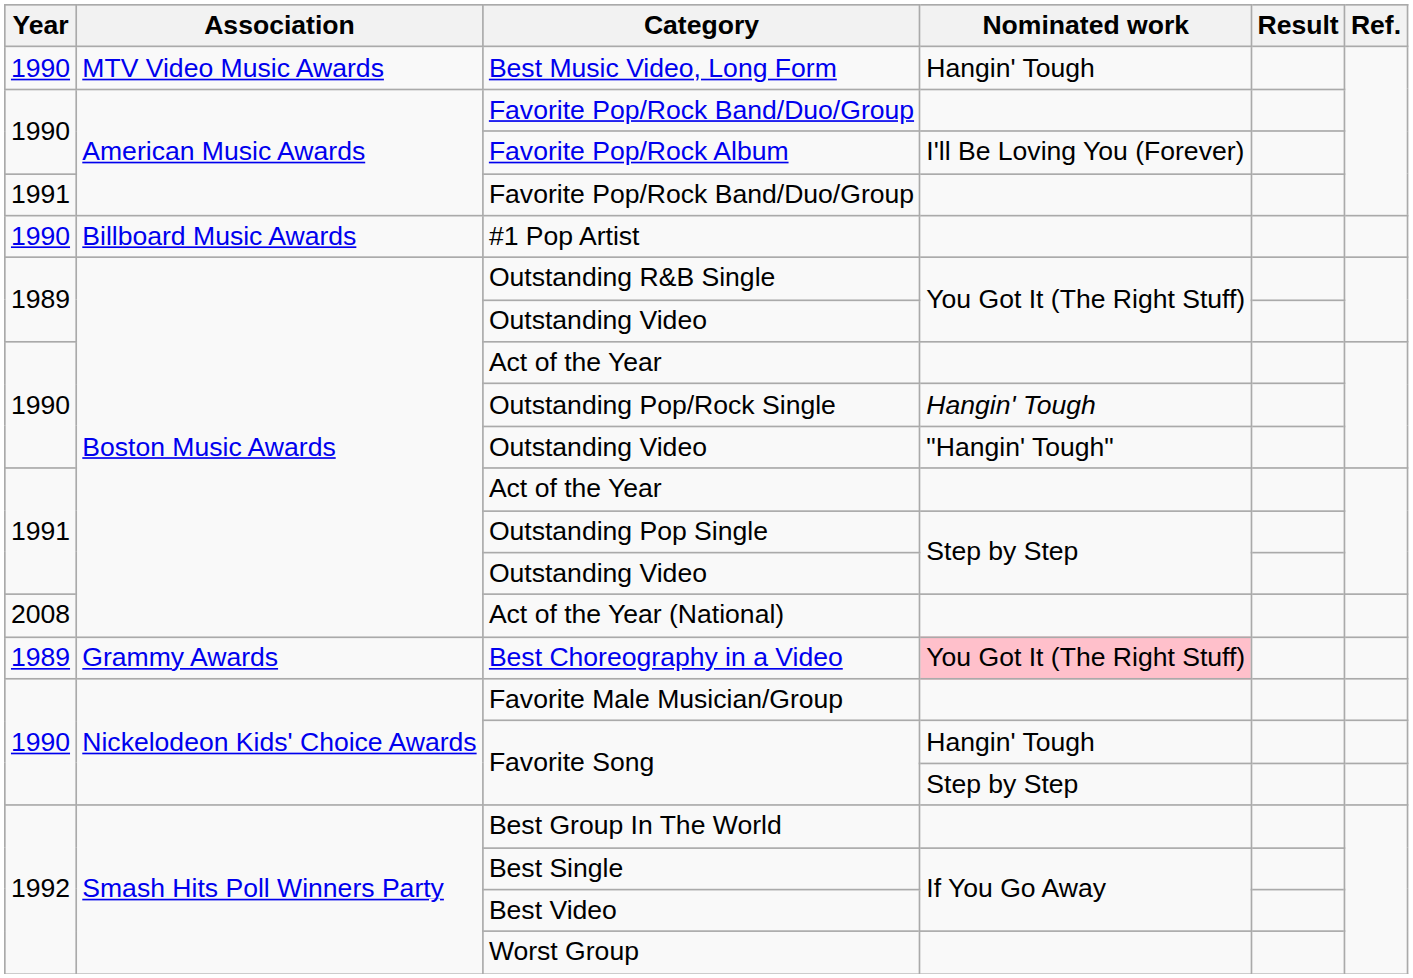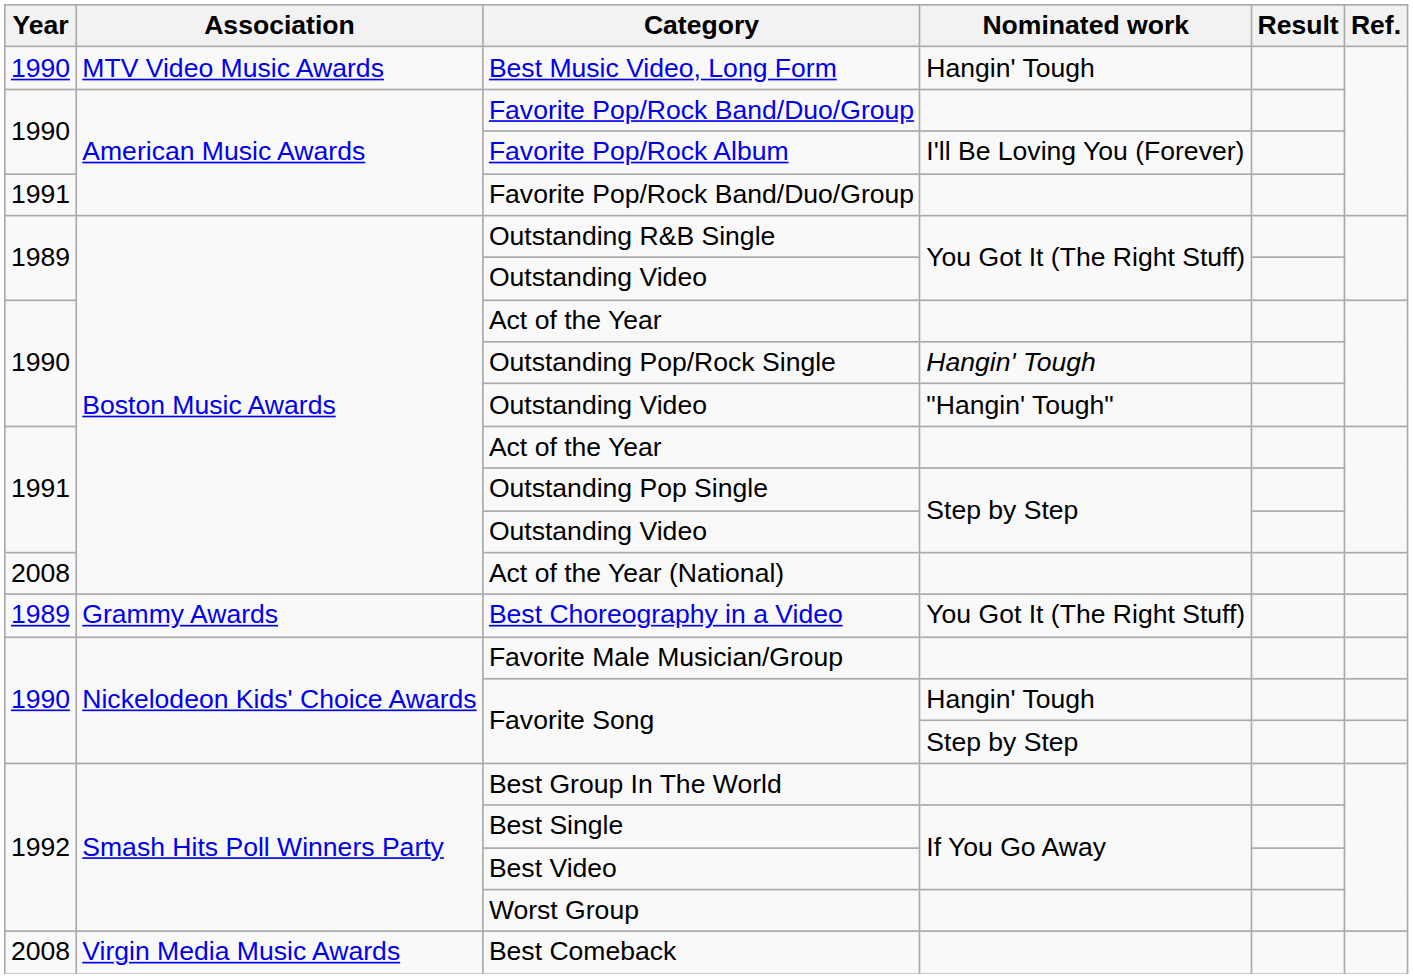- row: (40, 236)
(1086, 657) pink background -> (1086, 615) no background
+ row: (40, 952)
